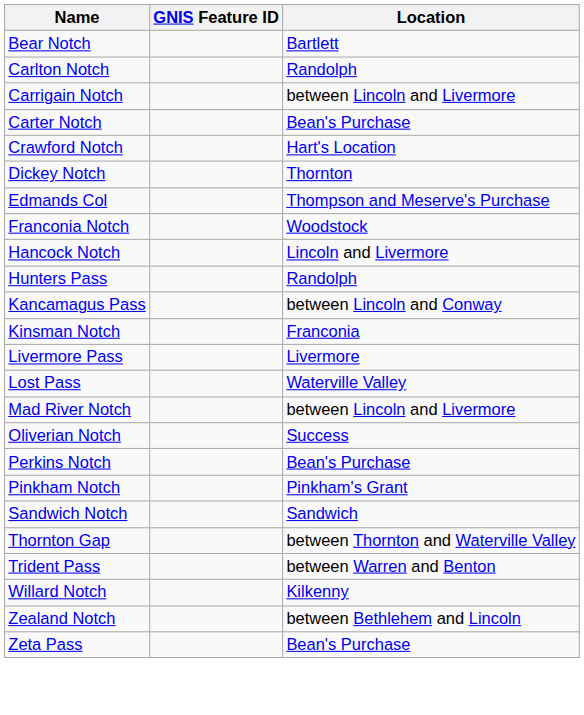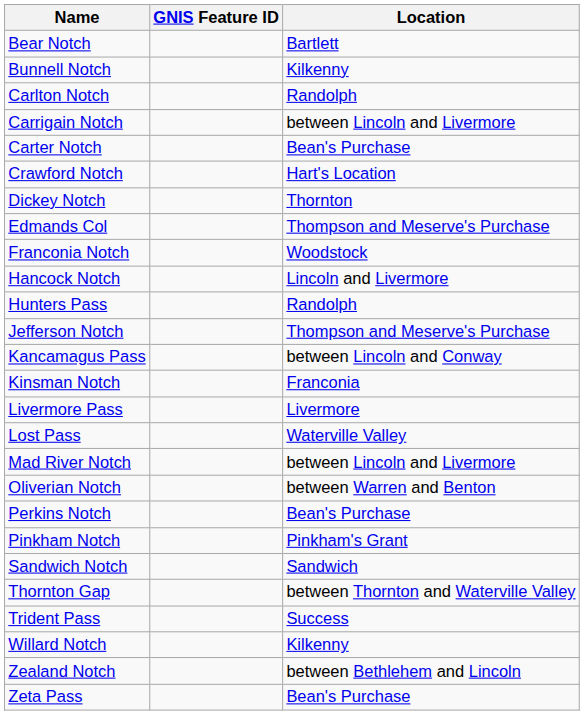+ row: (60, 69)
+ row: (66, 331)
(318, 435) Success -> (391, 488) between Warren and Benton
(391, 566) between Warren and Benton -> (318, 618) Success
